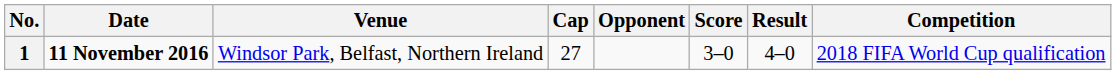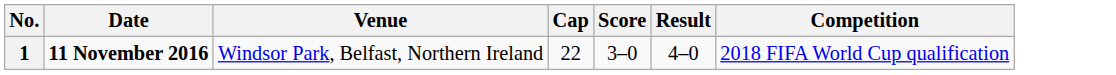- column: (642, 20)
(571, 52) 27 -> (571, 52) 22
